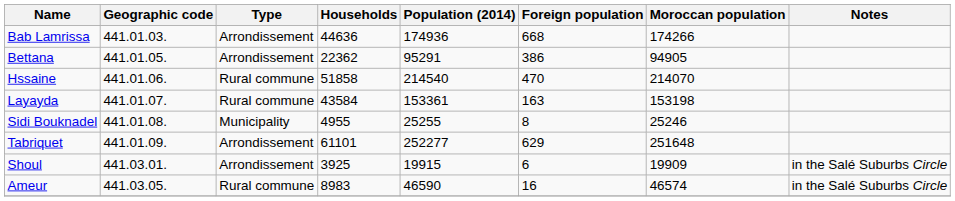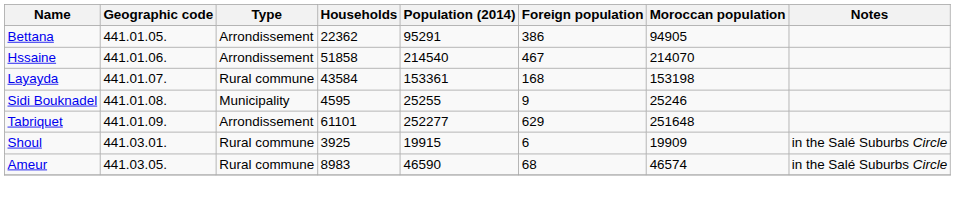- row: (49, 36)
(267, 79) Rural commune -> (266, 57) Arrondissement
(533, 79) 470 -> (533, 57) 467
(533, 100) 163 -> (533, 79) 168
(335, 121) 4955 -> (335, 100) 4595
(525, 121) 8 -> (525, 100) 9
(266, 164) Arrondissement -> (267, 143) Rural commune
(529, 185) 16 -> (529, 164) 68
